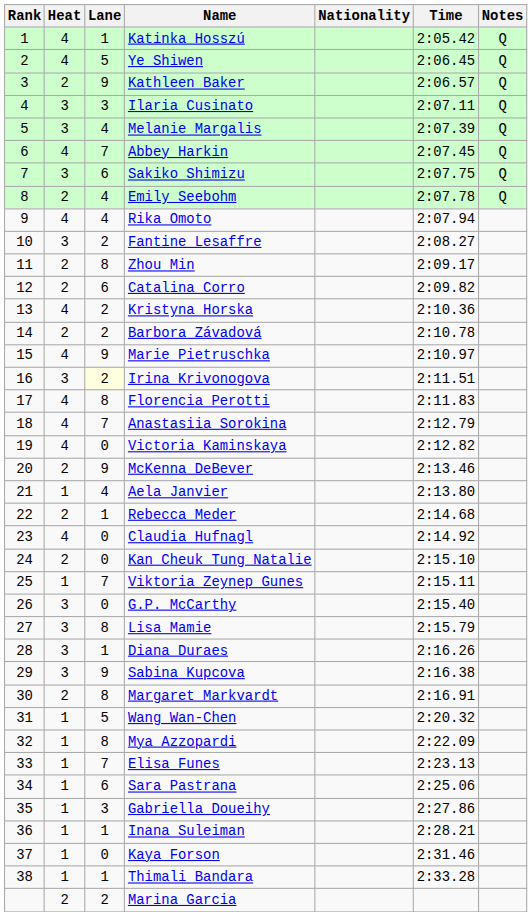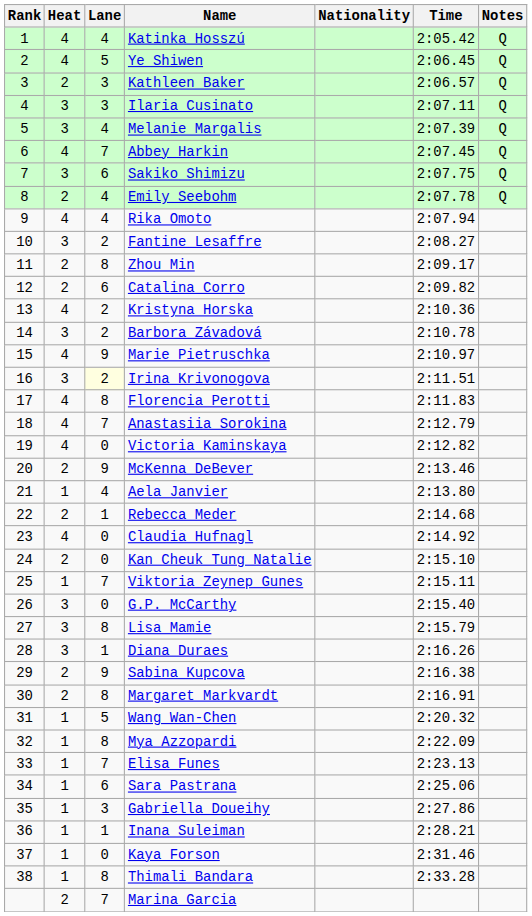(105, 39) 1 -> (105, 39) 4
(105, 84) 9 -> (105, 84) 3
(65, 333) 2 -> (65, 333) 3
(65, 673) 3 -> (65, 673) 2
(105, 877) 1 -> (105, 877) 8
(105, 900) 2 -> (105, 900) 7
